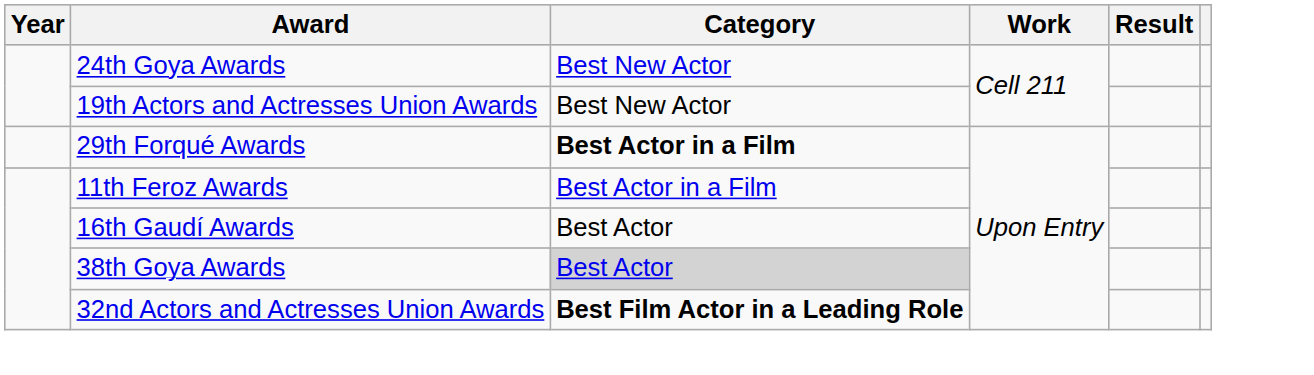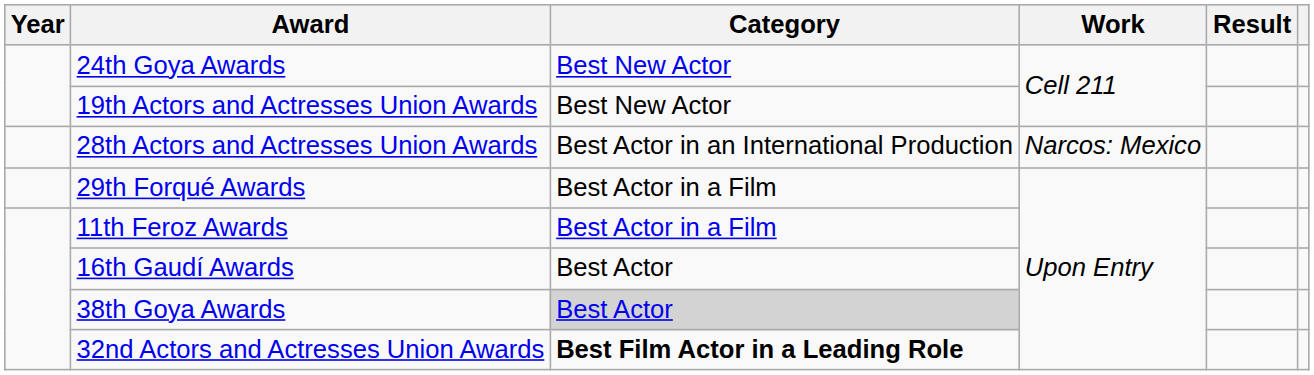+ row: (307, 146)
(676, 146) bold -> (666, 187) normal
